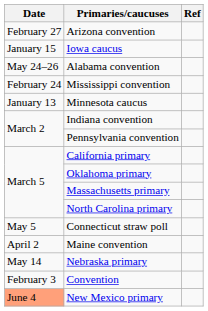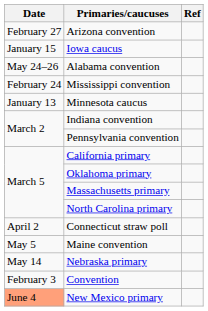(21, 226) May 5 -> (23, 226) April 2
(23, 244) April 2 -> (21, 244) May 5
